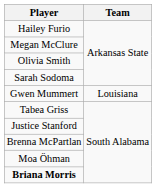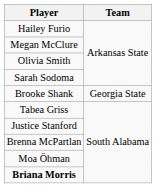+ row: (44, 93)
- row: (44, 93)
